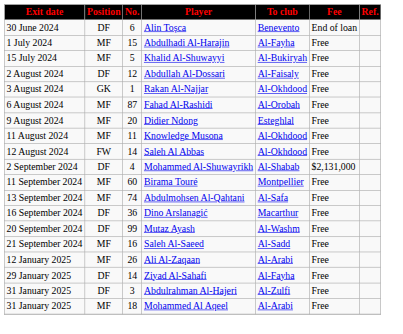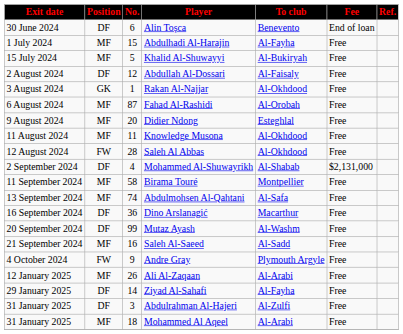(132, 151) 14 -> (132, 151) 28
(132, 182) 60 -> (132, 182) 58
+ row: (167, 259)
